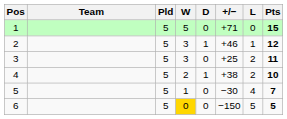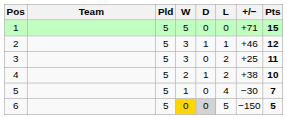columns swapped: (253, 12) <-> (229, 12)
(206, 106) no background -> (206, 106) lightgrey background
